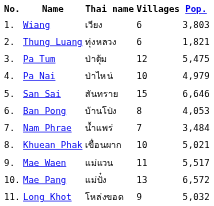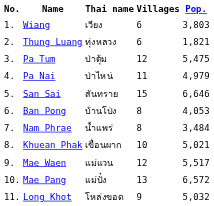(142, 76) 10 -> (142, 76) 11
(139, 128) 7 -> (139, 128) 8
(142, 162) 11 -> (142, 162) 12
